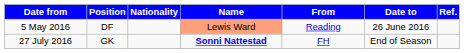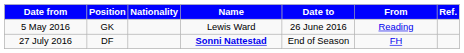columns swapped: (323, 12) <-> (401, 12)
(107, 27) DF -> (107, 27) GK
(231, 27) lightsalmon background -> (231, 27) no background
(107, 42) GK -> (107, 42) DF
